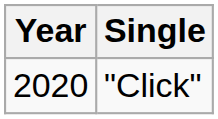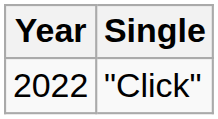(51, 85) 2020 -> (51, 85) 2022
